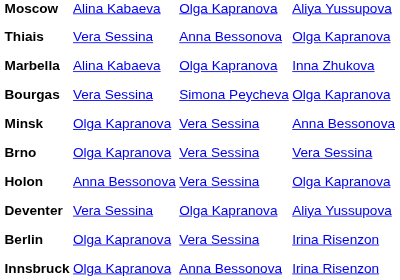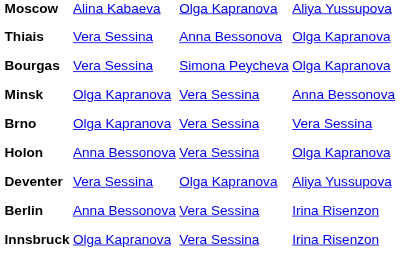- row: (32, 66)
(122, 239) Olga Kapranova -> (124, 210) Anna Bessonova
(231, 268) Anna Bessonova -> (219, 239) Vera Sessina
